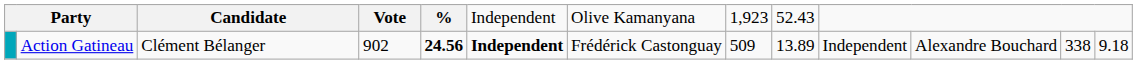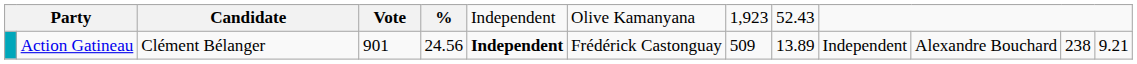(376, 45) 902 -> (376, 45) 901
(444, 45) bold -> (444, 45) normal
(1078, 45) 338 -> (1078, 45) 238
(1114, 45) 9.18 -> (1114, 45) 9.21
